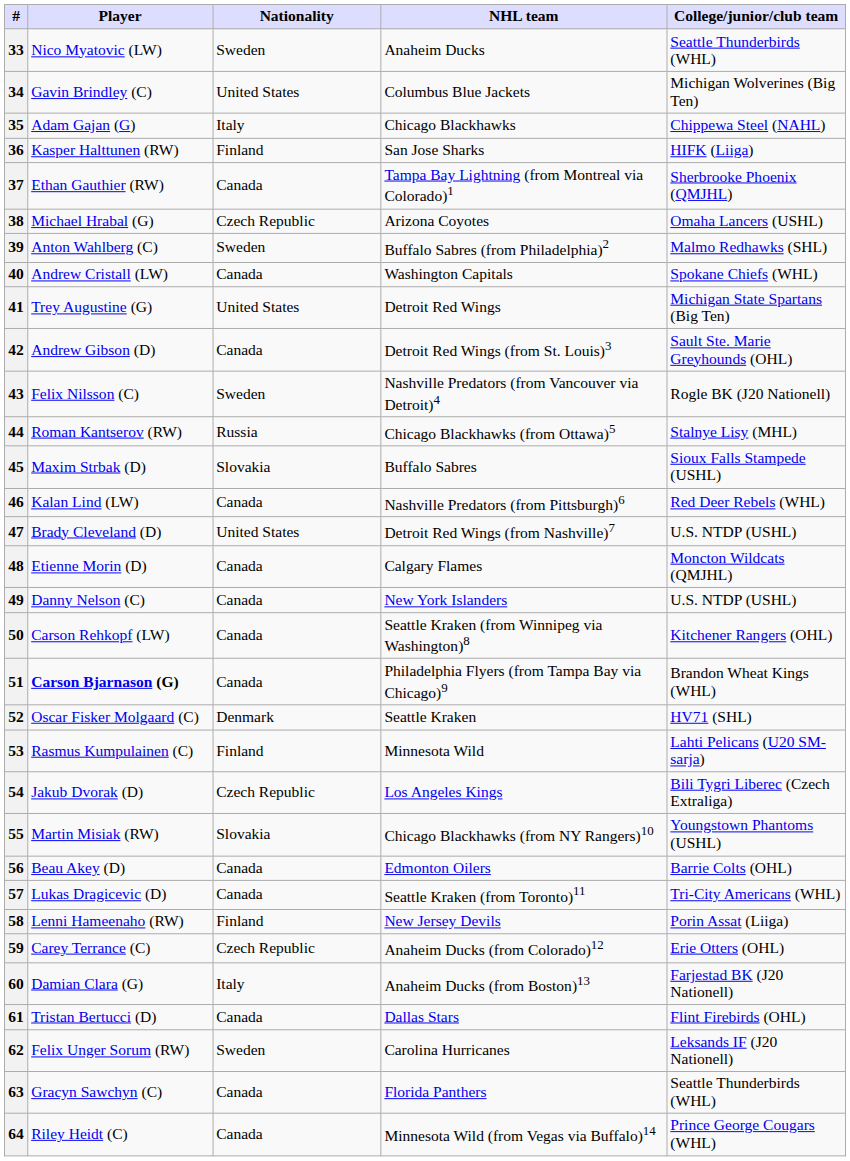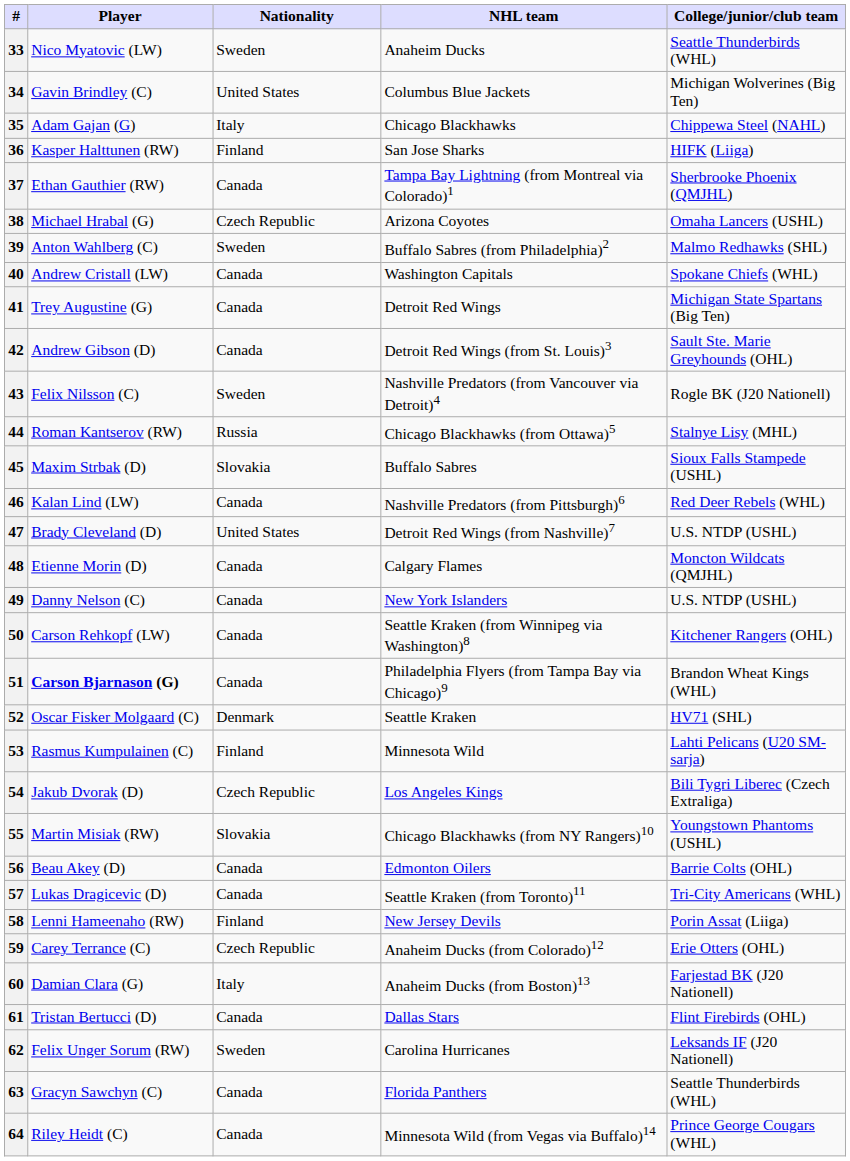(258, 307) United States -> (239, 307) Canada
